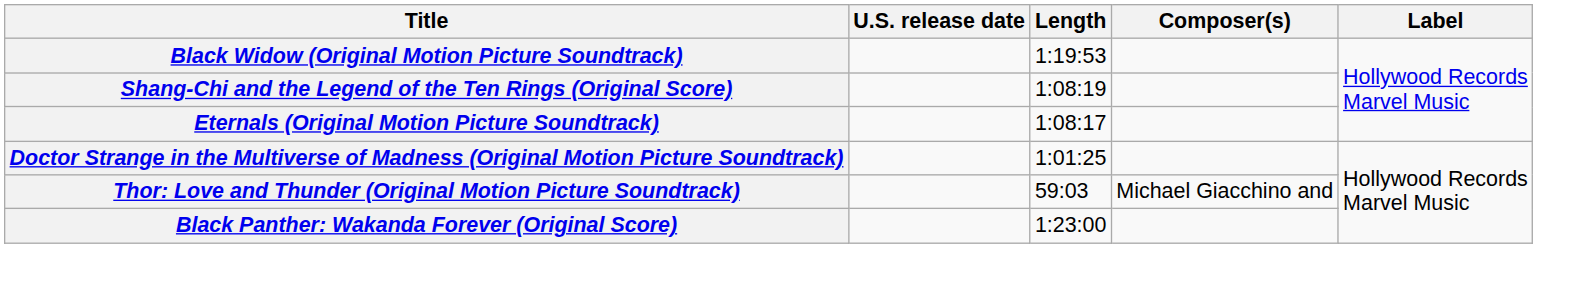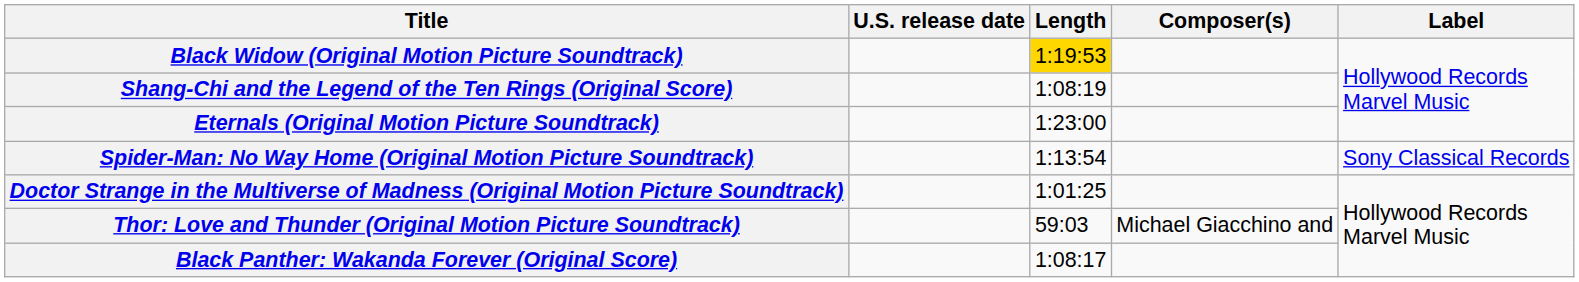(1071, 55) no background -> (1071, 55) gold background
(1071, 123) 1:08:17 -> (1071, 123) 1:23:00
+ row: (427, 157)
(1071, 225) 1:23:00 -> (1071, 259) 1:08:17
